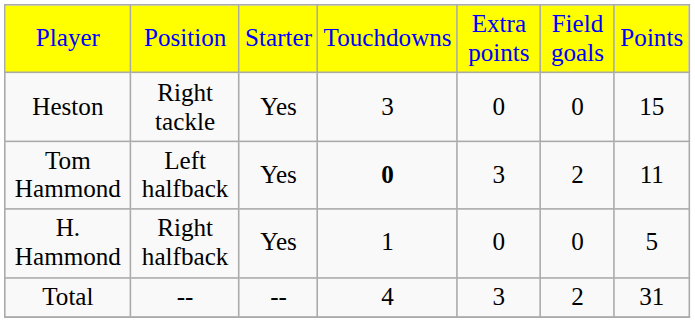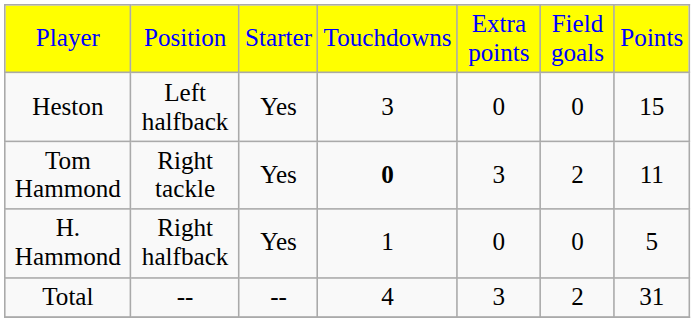(185, 106) Right tackle -> (185, 106) Left halfback
(185, 174) Left halfback -> (185, 174) Right tackle
